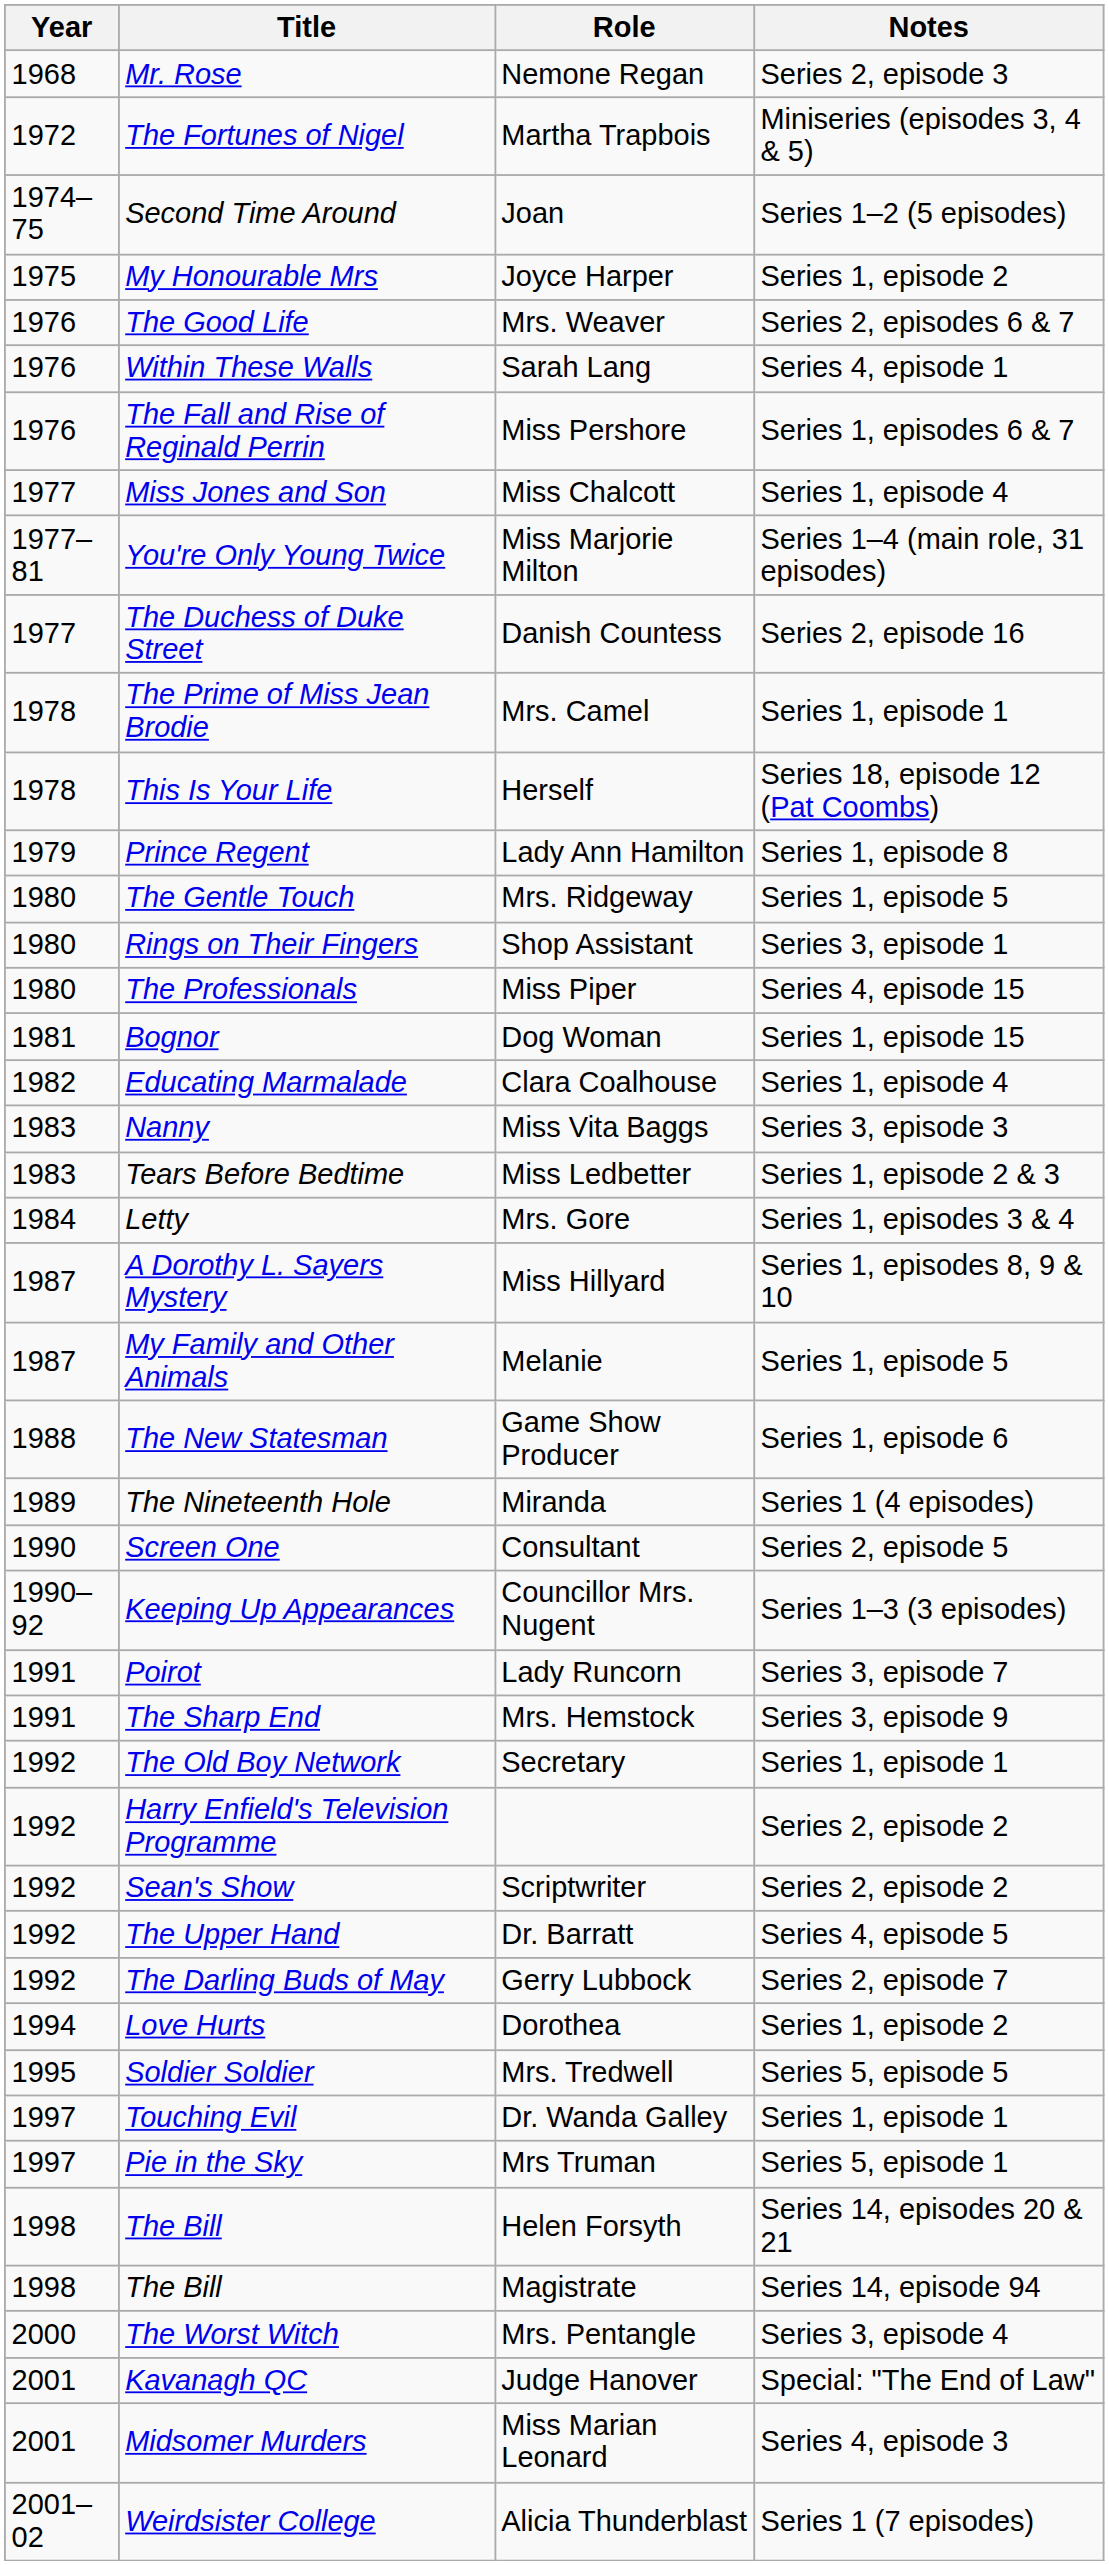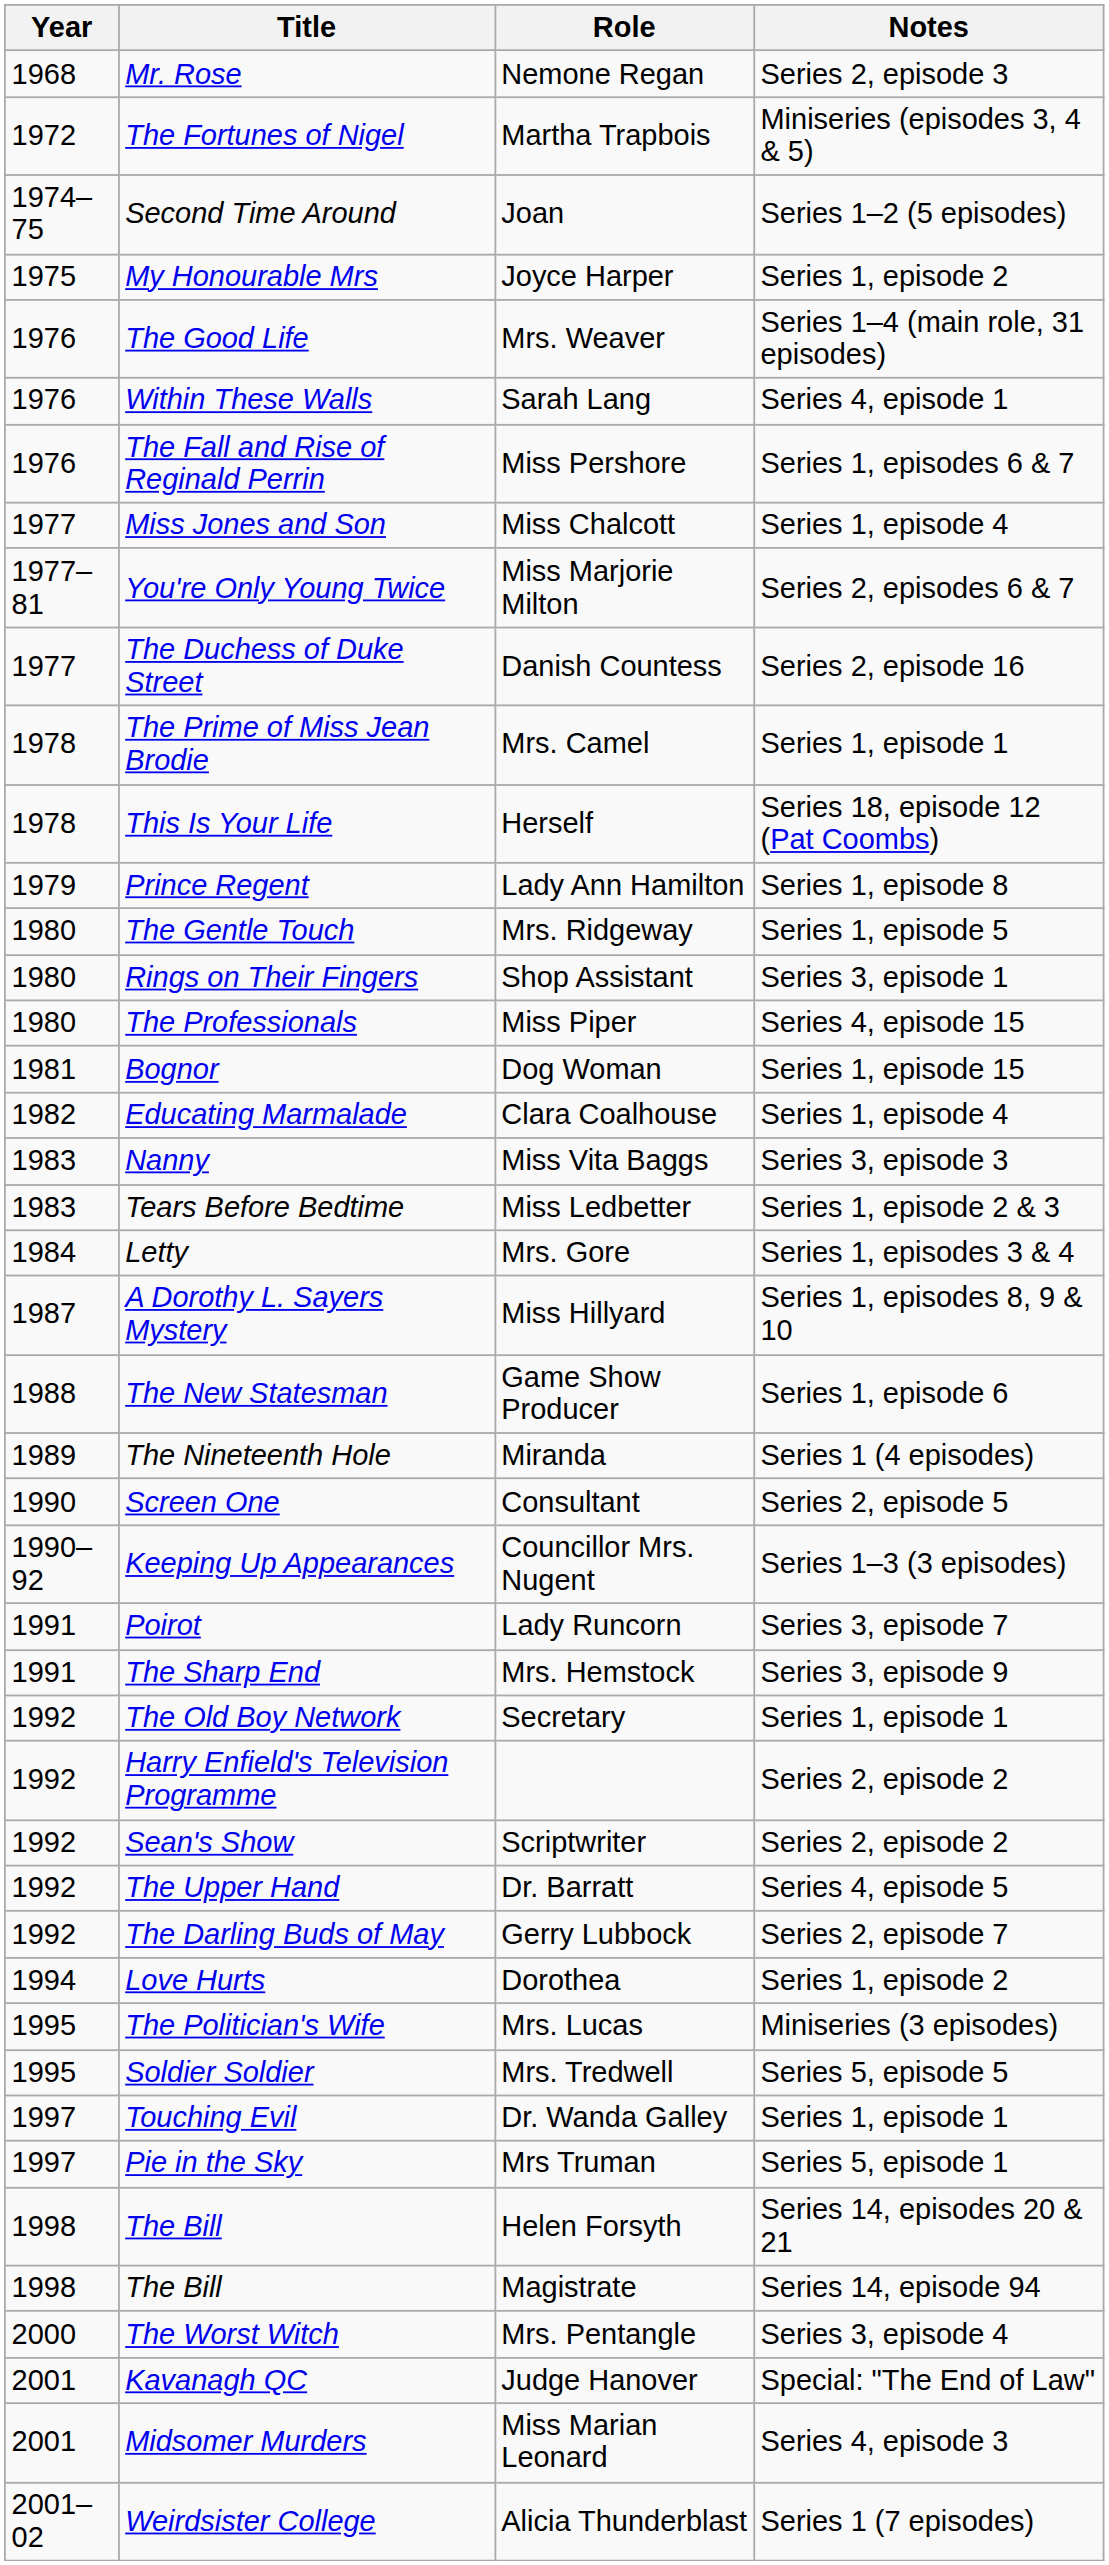(917, 322) Series 2, episodes 6 & 7 -> (922, 338) Series 1–4 (main role, 31 episodes)
(922, 554) Series 1–4 (main role, 31 episodes) -> (917, 587) Series 2, episodes 6 & 7
- row: (552, 1360)
+ row: (572, 2025)
